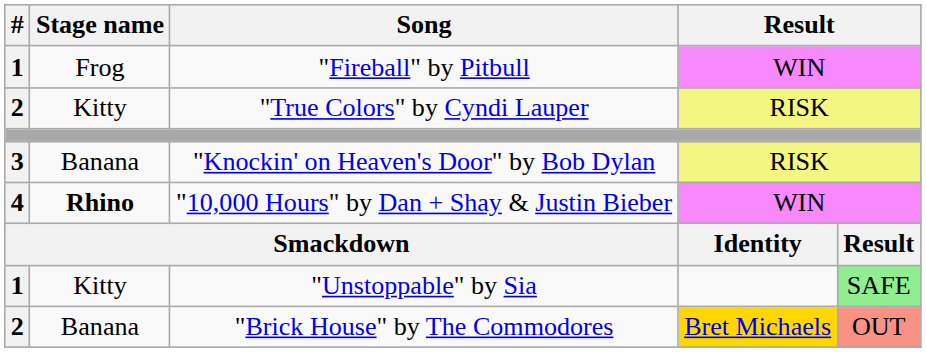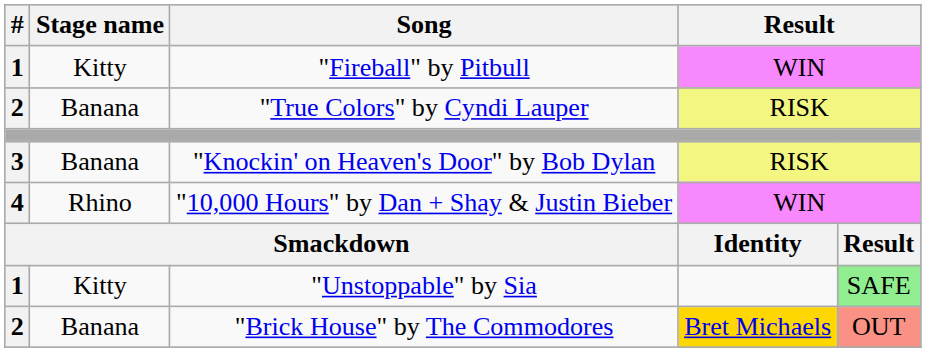(100, 66) Frog -> (100, 66) Kitty
(100, 107) Kitty -> (100, 107) Banana
(100, 202) bold -> (100, 202) normal
